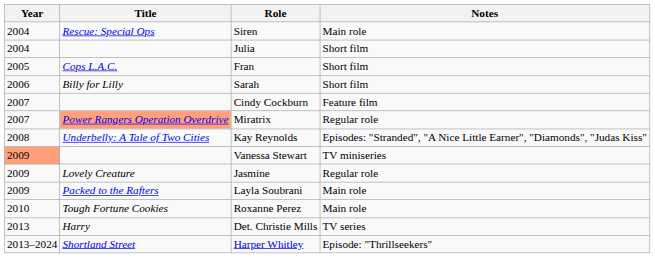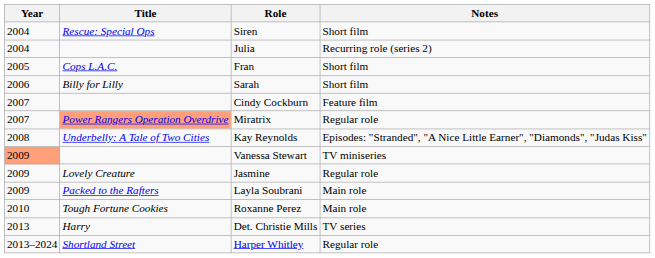(344, 31) Main role -> (345, 31) Short film
(345, 48) Short film -> (377, 48) Recurring role (series 2)
(377, 244) Episode: "Thrillseekers" -> (350, 244) Regular role
